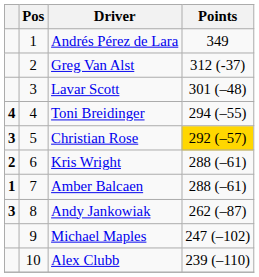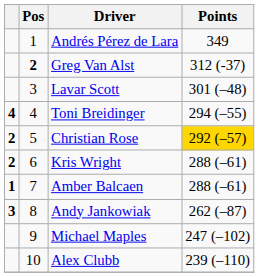(33, 65) normal -> (33, 65) bold
(12, 138) 3 -> (12, 138) 2
